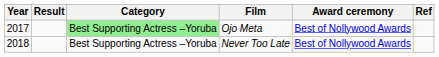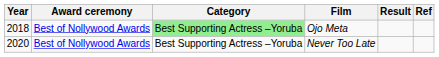columns swapped: (353, 12) <-> (49, 12)
(18, 28) 2017 -> (18, 28) 2018
(18, 44) 2018 -> (18, 44) 2020
